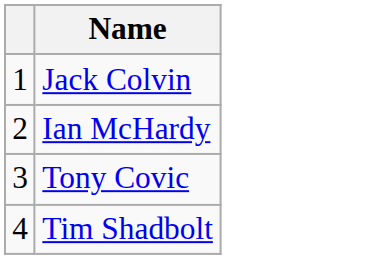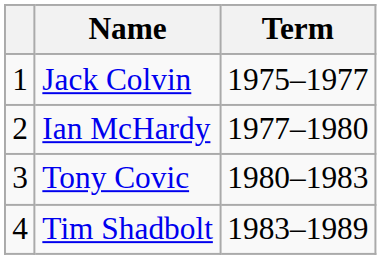+ column: (298, 29)
